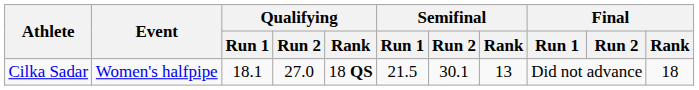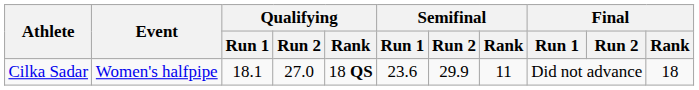(402, 71) 21.5 -> (402, 71) 23.6
(454, 71) 30.1 -> (454, 71) 29.9
(504, 71) 13 -> (504, 71) 11
